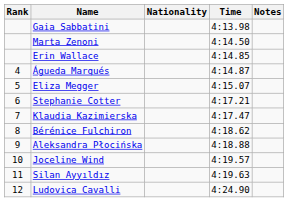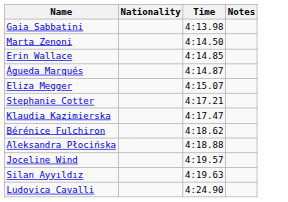- column: (17, 12)
